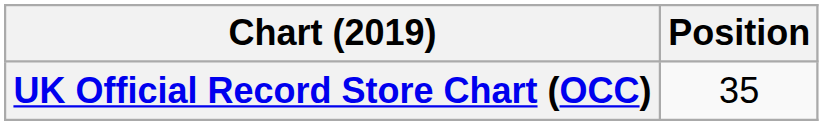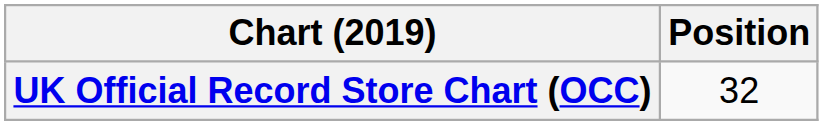(739, 90) 35 -> (739, 90) 32
